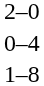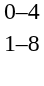- row: (22, 11)
